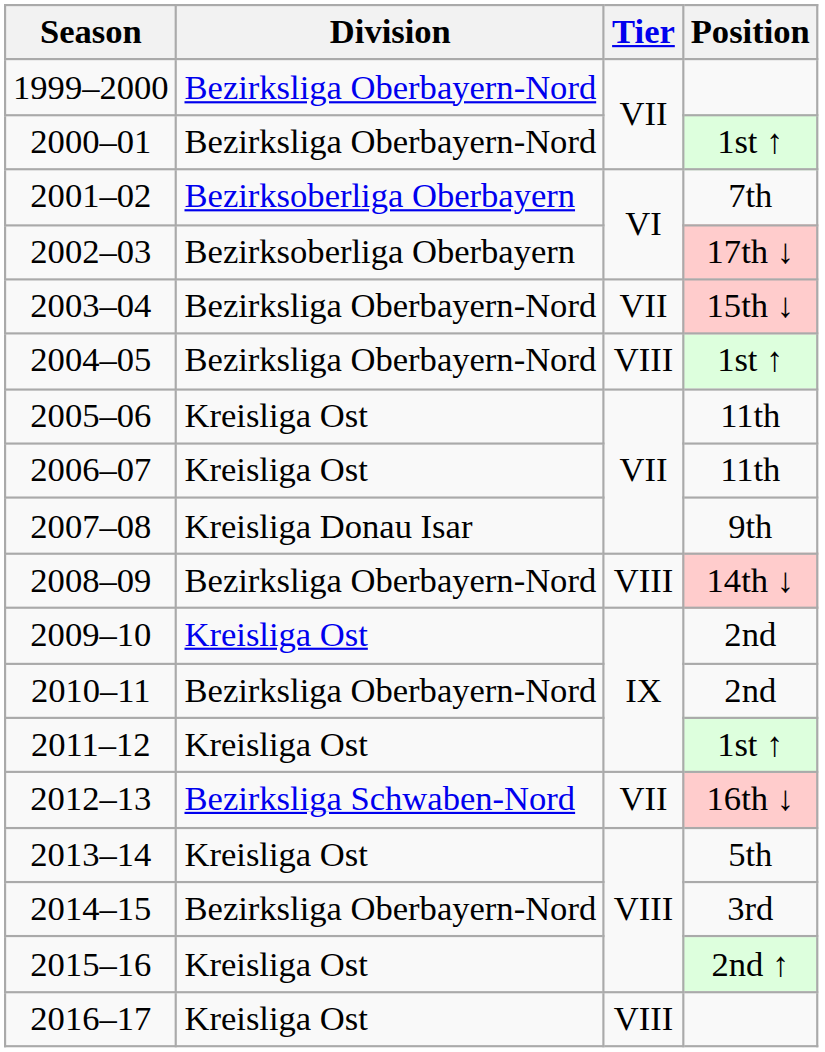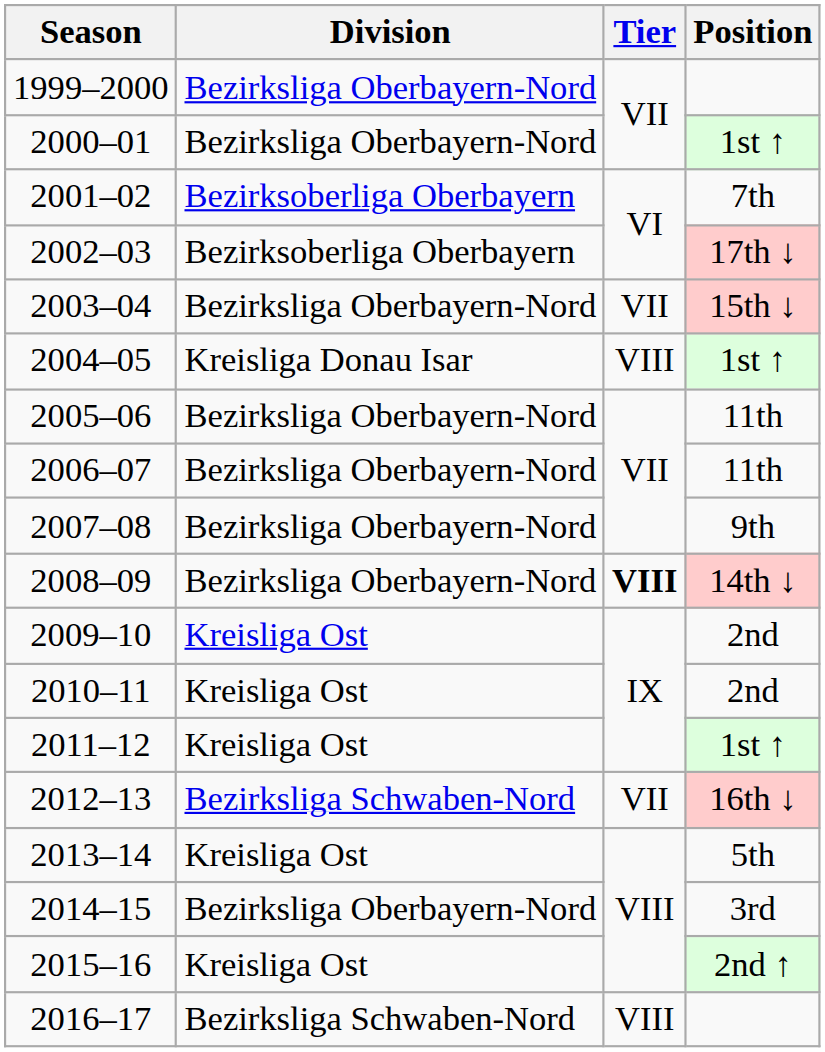(390, 360) Bezirksliga Oberbayern-Nord -> (328, 360) Kreisliga Donau Isar
(276, 415) Kreisliga Ost -> (390, 415) Bezirksliga Oberbayern-Nord
(276, 470) Kreisliga Ost -> (390, 470) Bezirksliga Oberbayern-Nord
(328, 525) Kreisliga Donau Isar -> (390, 525) Bezirksliga Oberbayern-Nord
(643, 580) normal -> (645, 580) bold
(390, 689) Bezirksliga Oberbayern-Nord -> (276, 689) Kreisliga Ost
(276, 1018) Kreisliga Ost -> (380, 1018) Bezirksliga Schwaben-Nord
